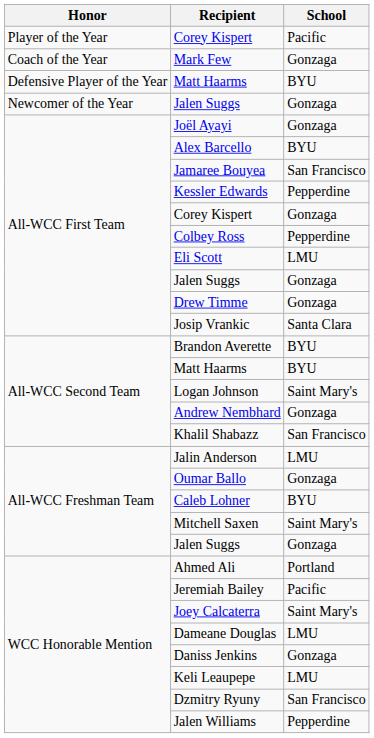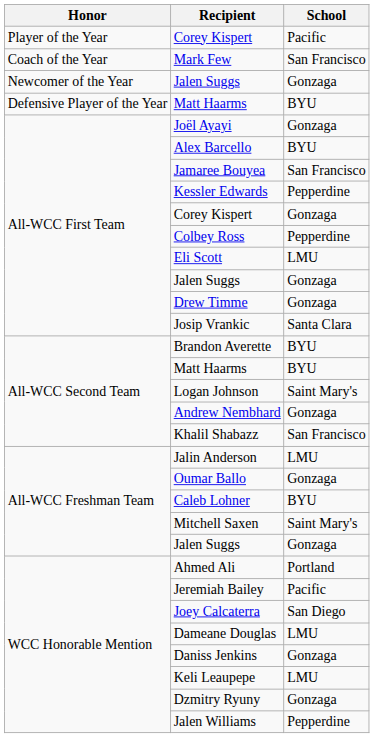(312, 59) Gonzaga -> (326, 59) San Francisco
rows swapped: (87, 81) <-> (70, 103)
(322, 611) Saint Mary's -> (316, 611) San Diego
(326, 699) San Francisco -> (312, 699) Gonzaga
